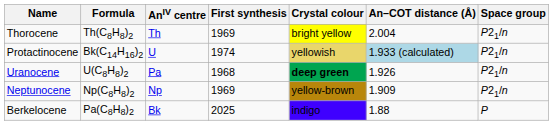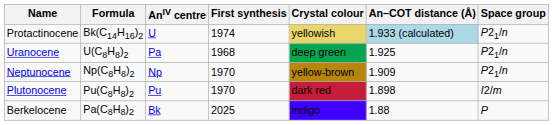- row: (32, 33)
(320, 72) bold -> (319, 53) normal
(382, 72) 1.926 -> (382, 53) 1.925
(223, 91) 1969 -> (223, 72) 1970
+ row: (37, 91)
